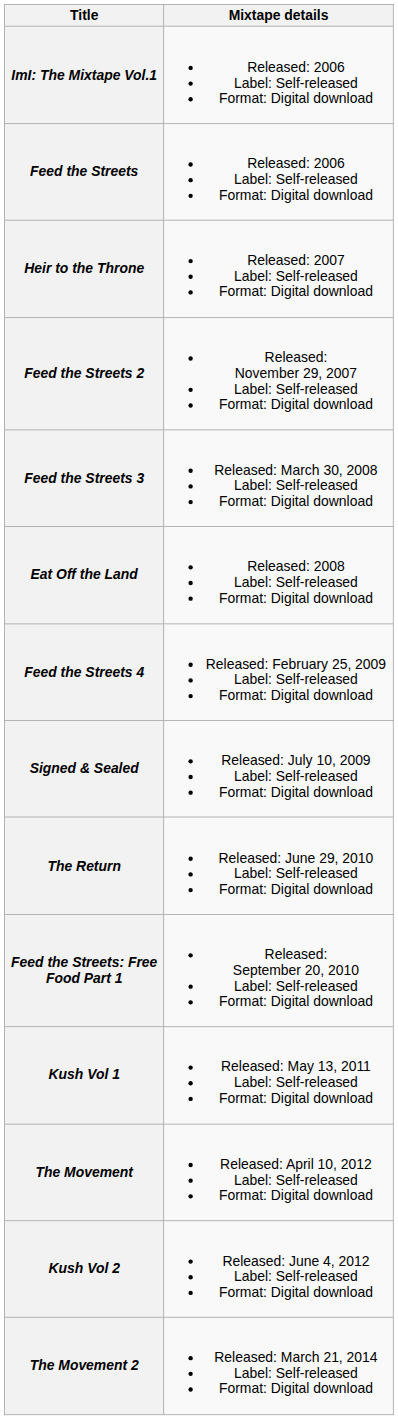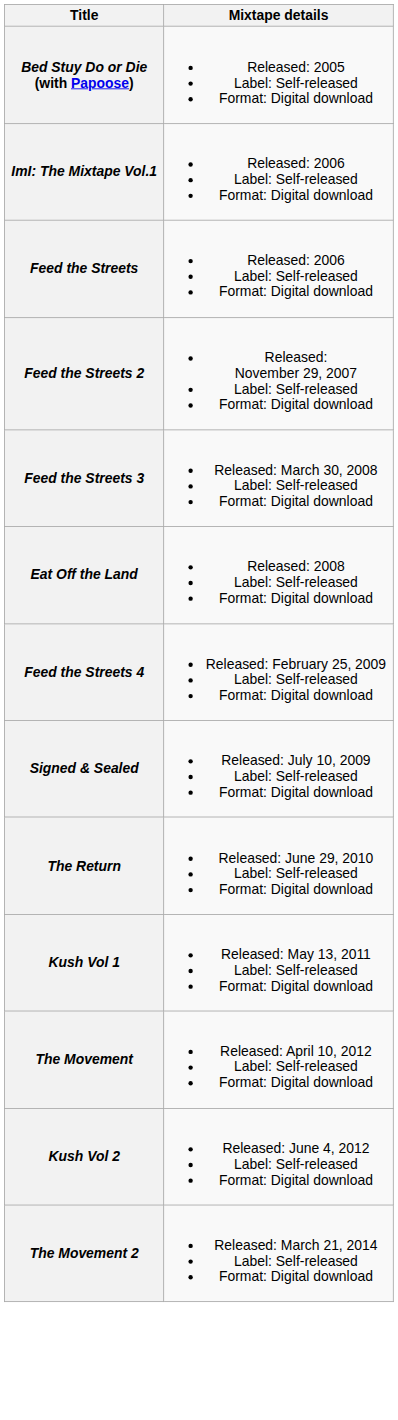+ row: (84, 75)
- row: (84, 268)
- row: (84, 970)
